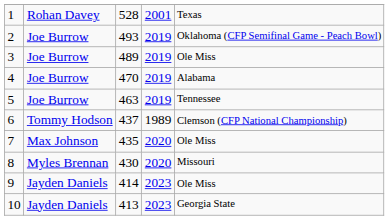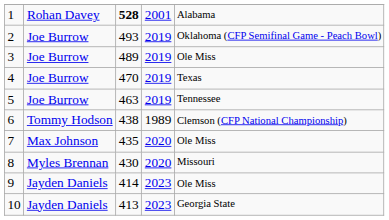(129, 15) normal -> (129, 15) bold
(189, 15) Texas -> (196, 15) Alabama
(196, 78) Alabama -> (189, 78) Texas
(129, 120) 437 -> (129, 120) 438
